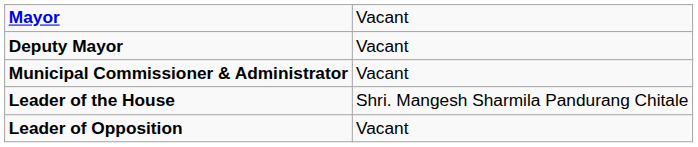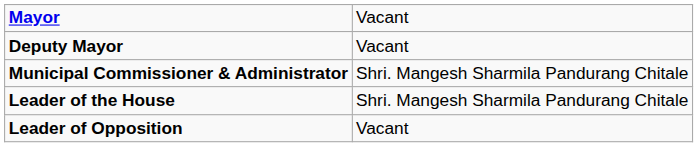(382, 73) Vacant -> (522, 73) Shri. Mangesh Sharmila Pandurang Chitale
